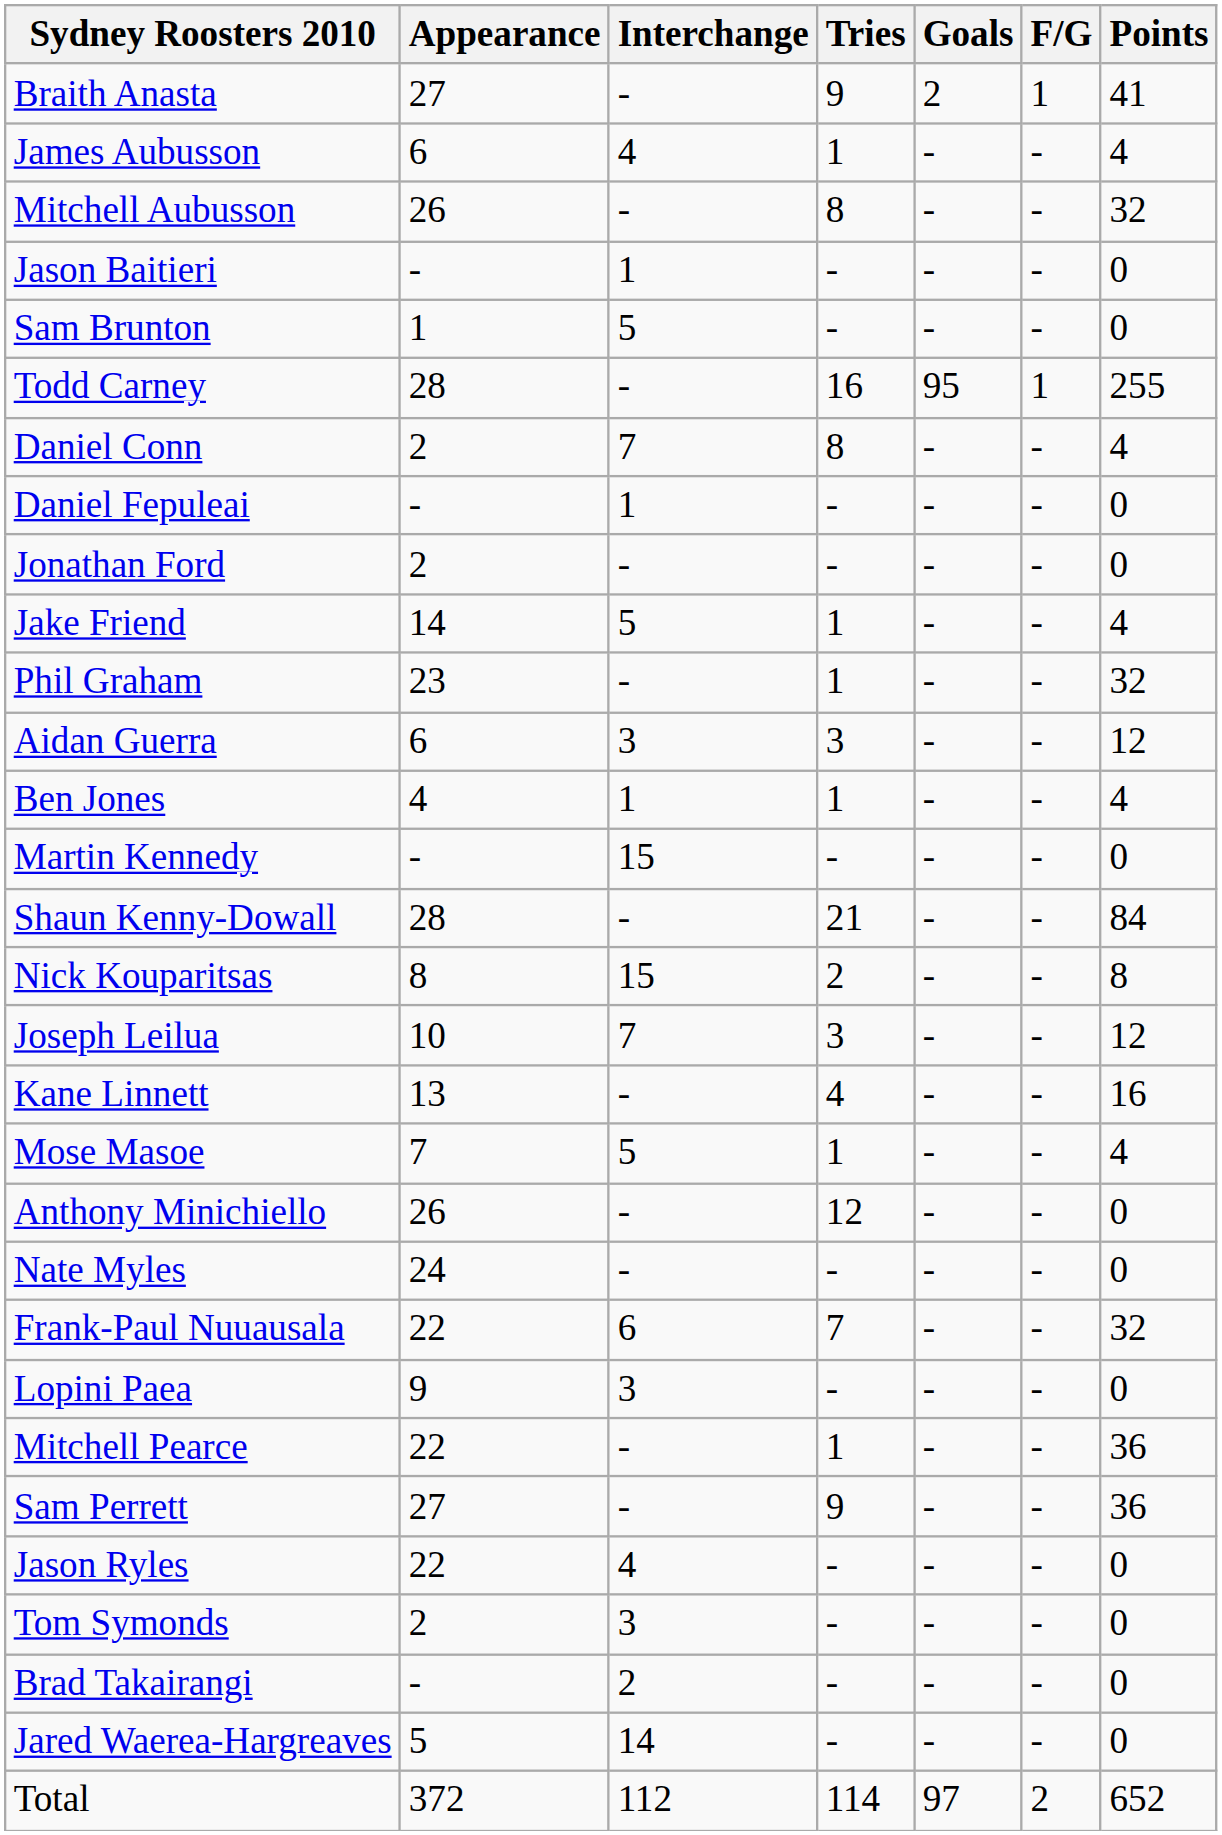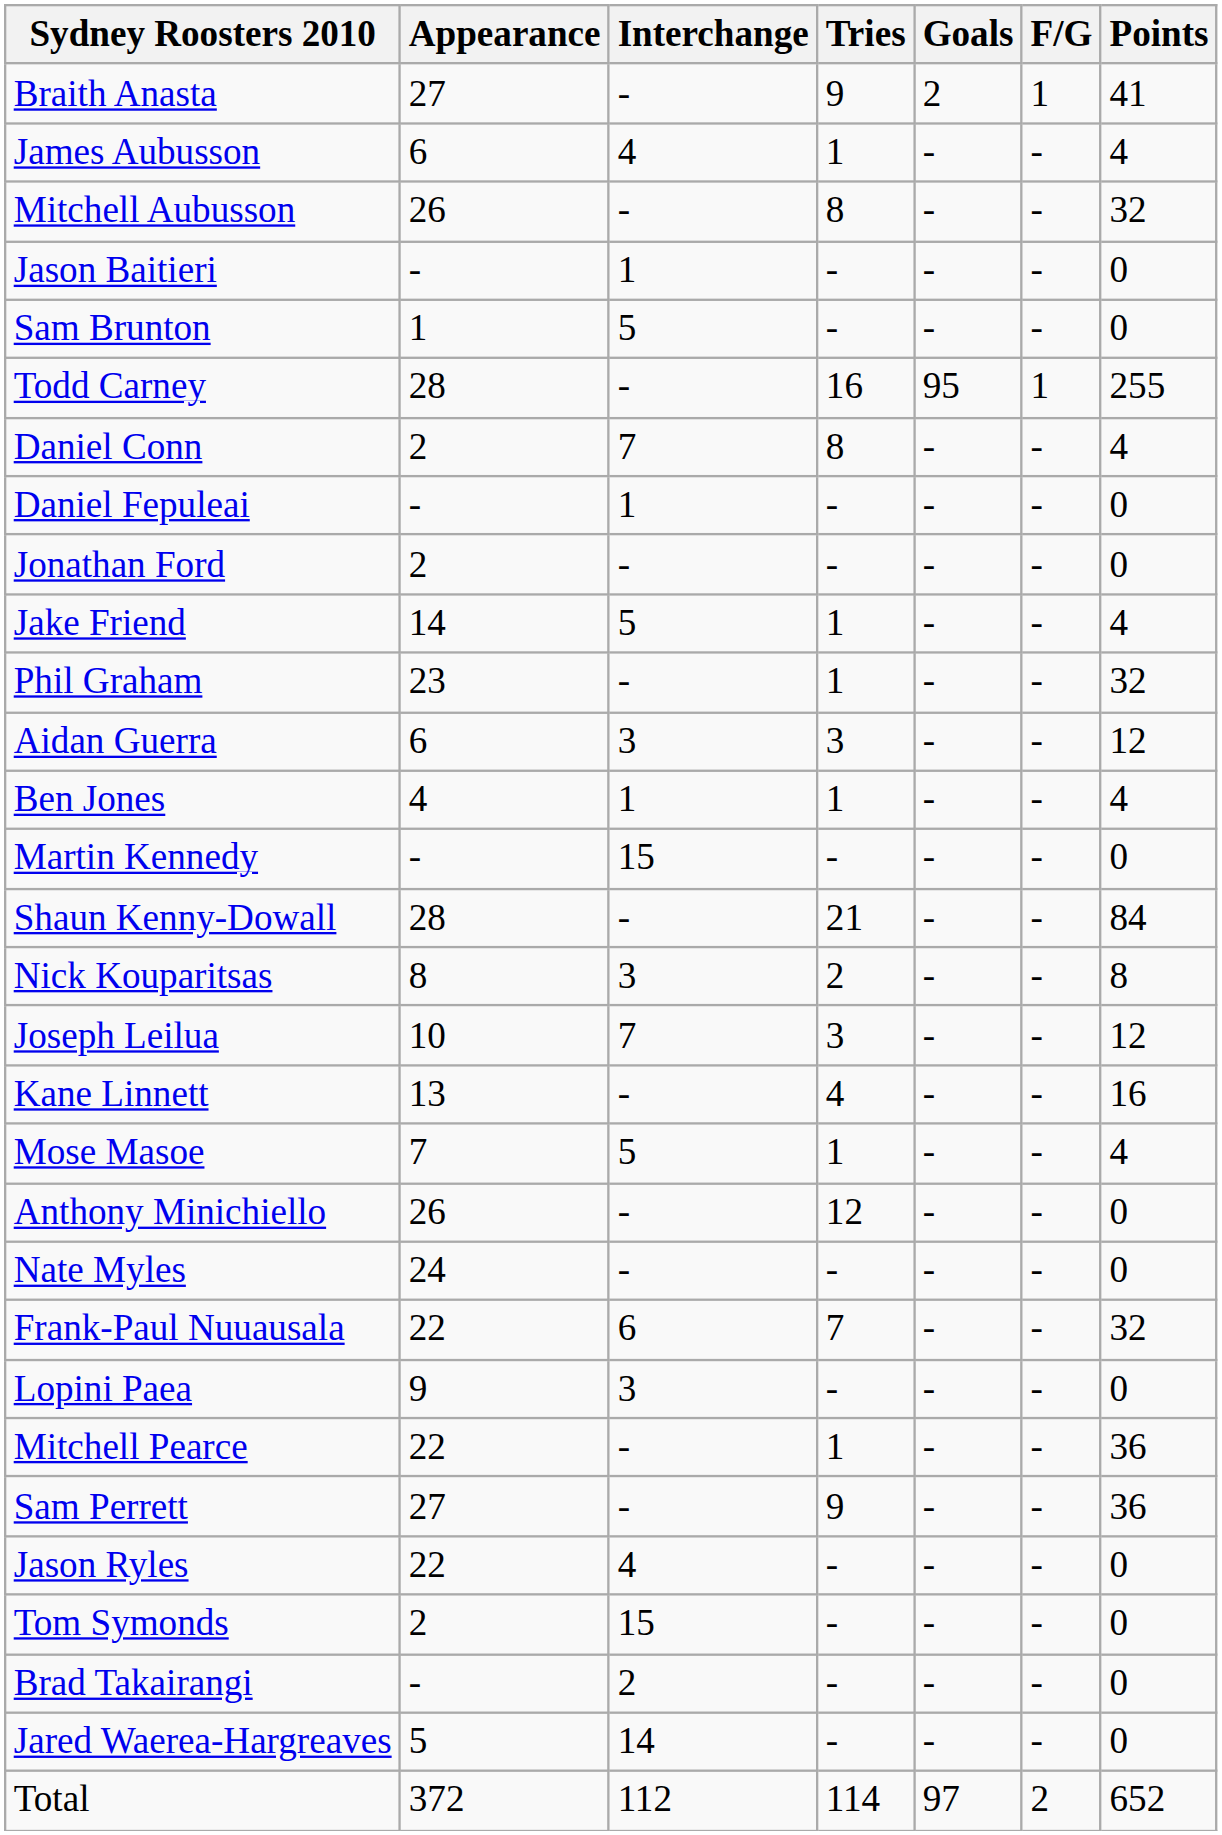(636, 975) 15 -> (627, 975) 3
(627, 1623) 3 -> (636, 1623) 15
